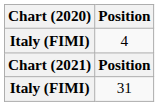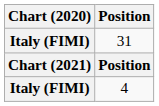rows swapped: (124, 40) <-> (124, 88)
